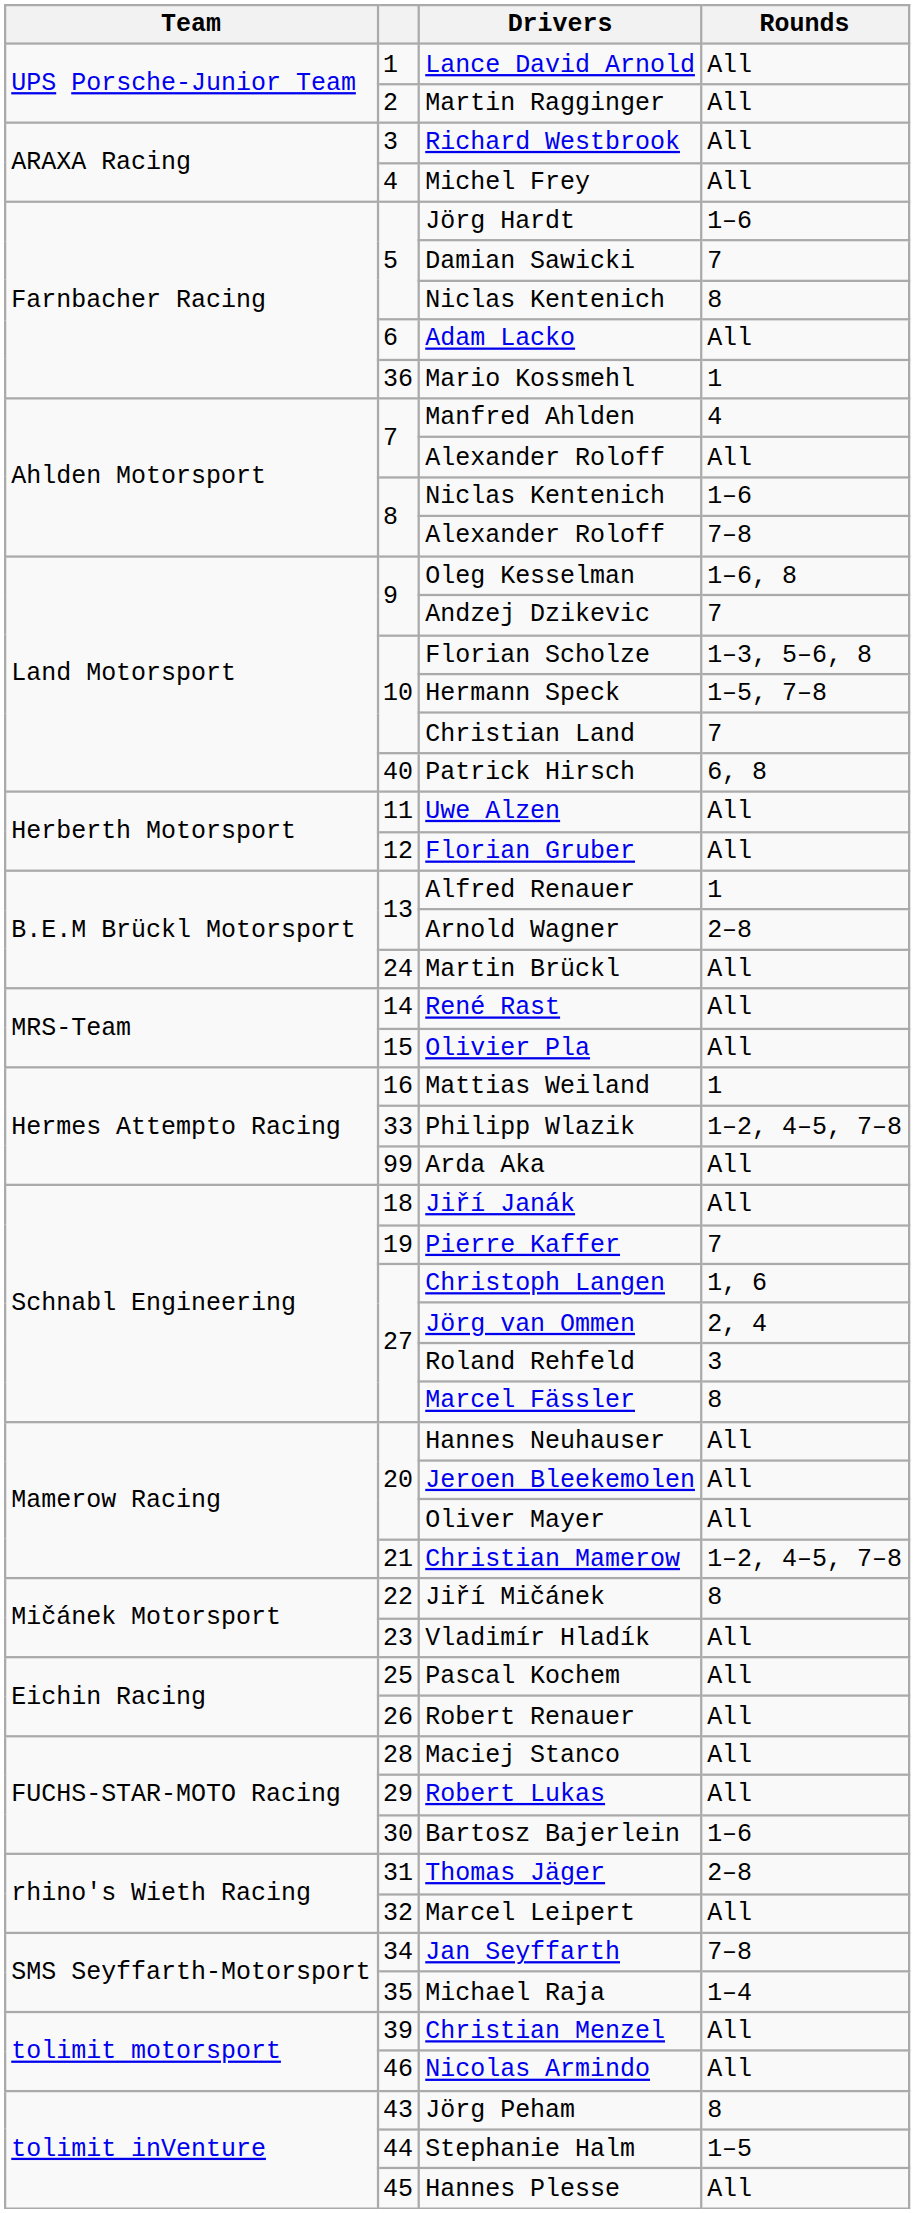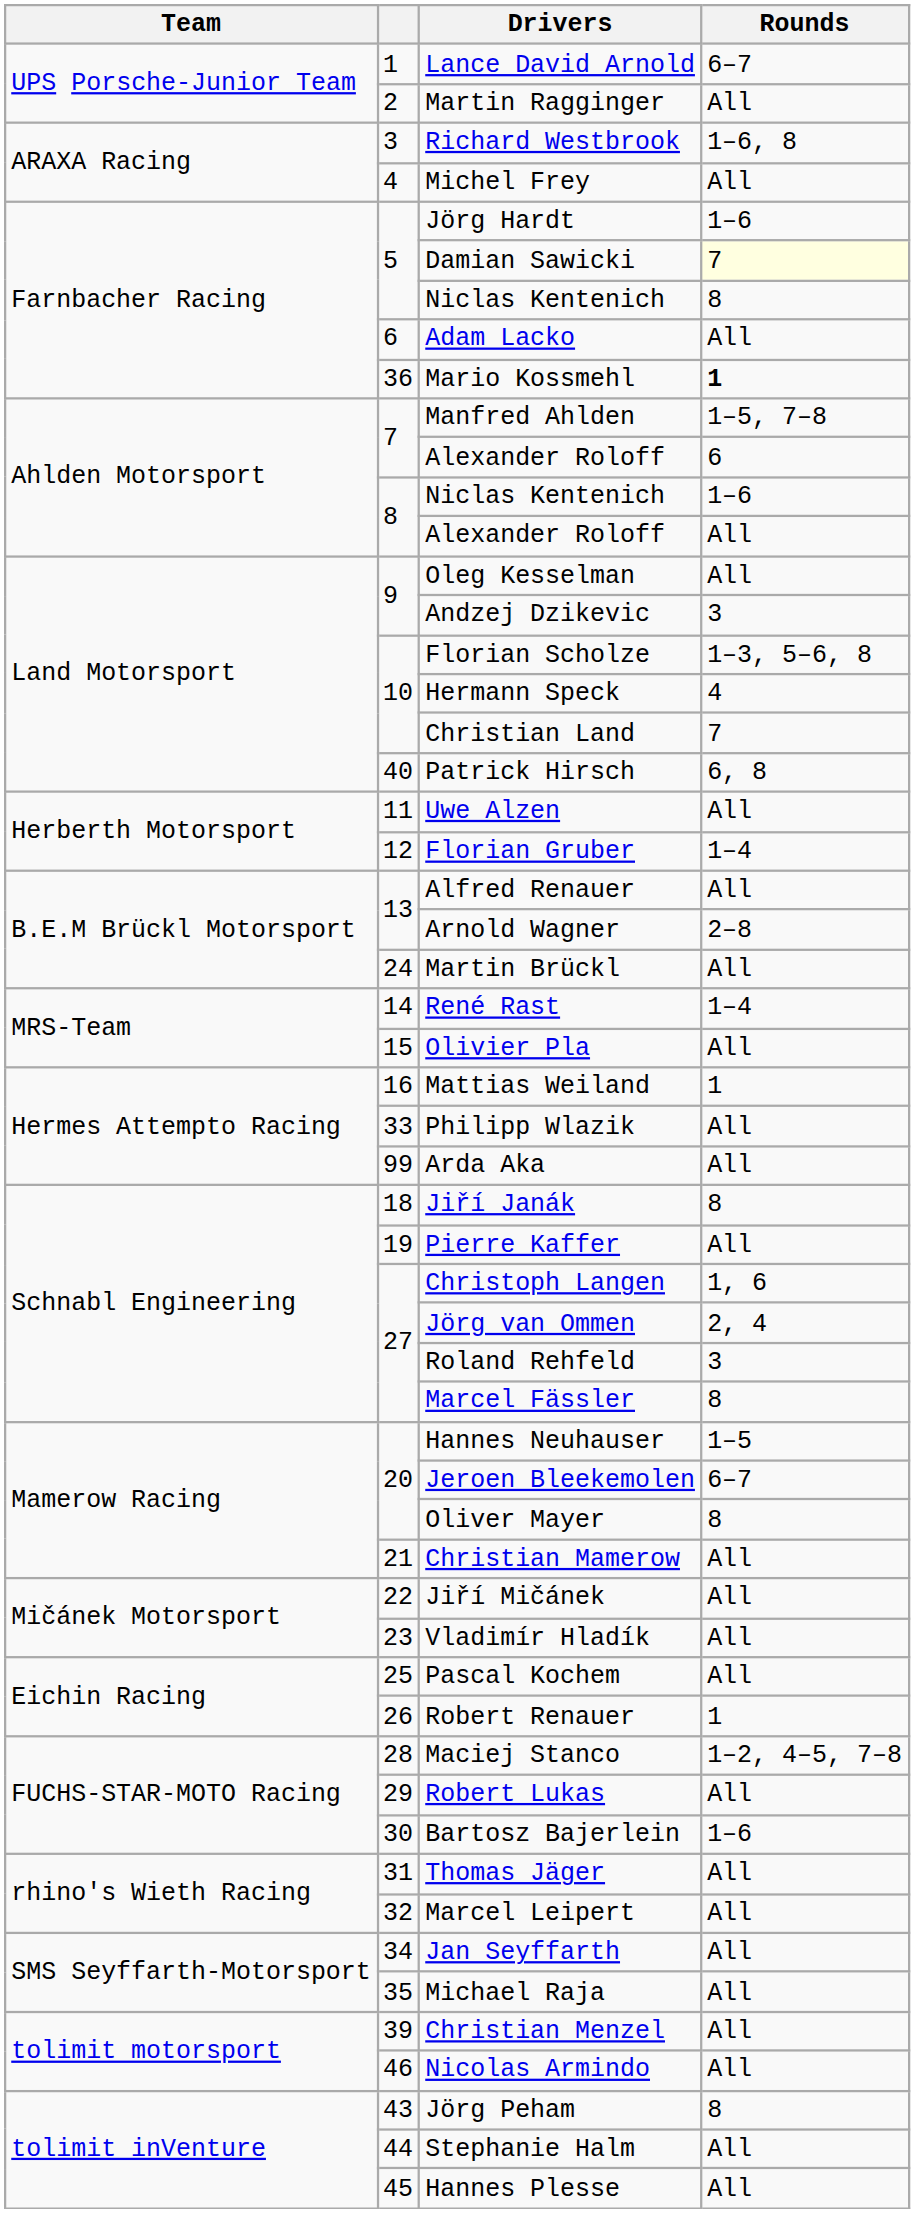(730, 64) All -> (730, 64) 6–7
(730, 143) All -> (752, 143) 1–6, 8
(715, 261) no background -> (715, 261) lightyellow background
(715, 379) normal -> (715, 379) bold
(715, 418) 4 -> (767, 418) 1–5, 7–8
(730, 458) All -> (715, 458) 6
(730, 536) 7–8 -> (730, 536) All
(752, 576) 1–6, 8 -> (730, 576) All
(715, 615) 7 -> (715, 615) 3
(767, 694) 1–5, 7–8 -> (715, 694) 4
(730, 851) All -> (730, 851) 1–4
(715, 890) 1 -> (730, 890) All
(730, 1008) All -> (730, 1008) 1–4
(805, 1126) 1–2, 4–5, 7–8 -> (730, 1126) All
(730, 1205) All -> (715, 1205) 8
(715, 1244) 7 -> (730, 1244) All
(730, 1441) All -> (730, 1441) 1–5
(730, 1480) All -> (730, 1480) 6–7
(730, 1520) All -> (715, 1520) 8
(805, 1559) 1–2, 4–5, 7–8 -> (730, 1559) All
(715, 1598) 8 -> (730, 1598) All
(730, 1716) All -> (715, 1716) 1
(730, 1756) All -> (805, 1756) 1–2, 4–5, 7–8
(730, 1874) 2–8 -> (730, 1874) All
(730, 1952) 7–8 -> (730, 1952) All
(730, 1992) 1–4 -> (730, 1992) All
(730, 2149) 1–5 -> (730, 2149) All
